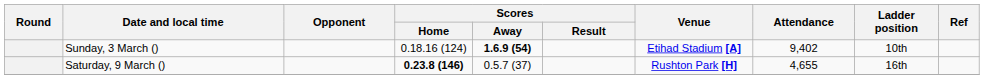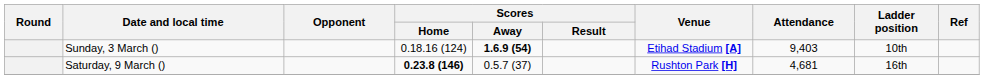(804, 49) 9,402 -> (804, 49) 9,403
(804, 66) 4,655 -> (804, 66) 4,681
